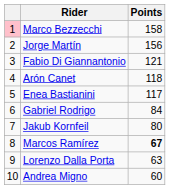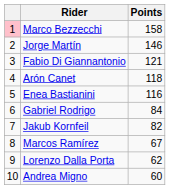(154, 45) 156 -> (154, 45) 146
(154, 95) 117 -> (154, 95) 116
(156, 127) 80 -> (156, 127) 82
(156, 144) bold -> (156, 144) normal
(156, 160) 63 -> (156, 160) 62
